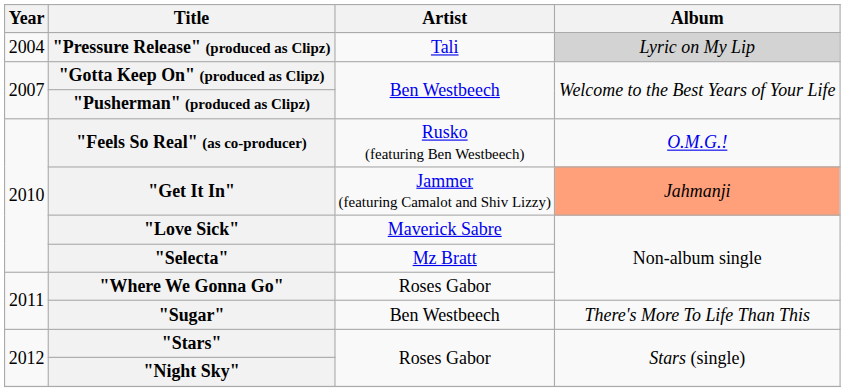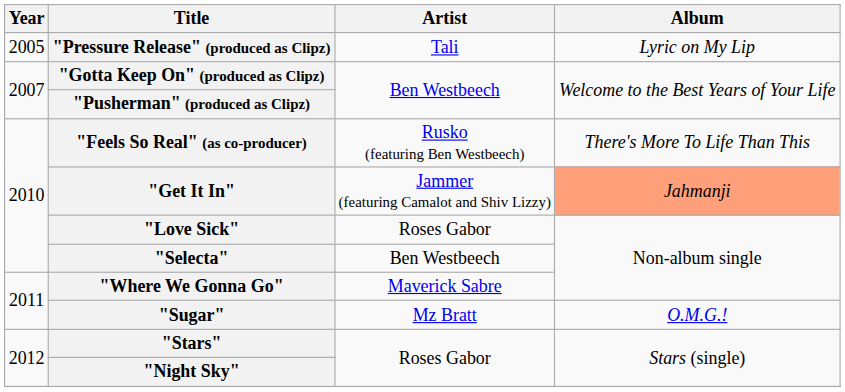(27, 47) 2004 -> (27, 47) 2005
(697, 47) lightgrey background -> (697, 47) no background
(697, 142) O.M.G.! -> (697, 142) There's More To Life Than This
(445, 229) Maverick Sabre -> (445, 229) Roses Gabor
(445, 257) Mz Bratt -> (445, 257) Ben Westbeech
(445, 286) Roses Gabor -> (445, 286) Maverick Sabre
(445, 314) Ben Westbeech -> (445, 314) Mz Bratt
(697, 314) There's More To Life Than This -> (697, 314) O.M.G.!
